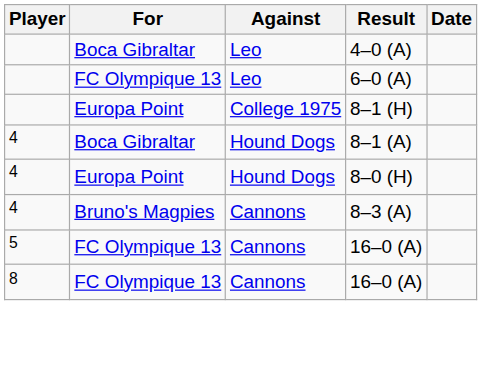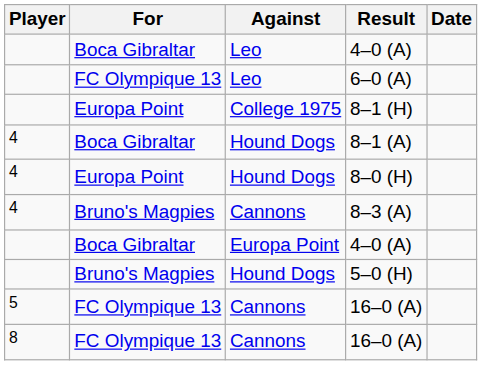+ row: (285, 244)
+ row: (282, 274)
